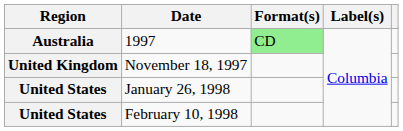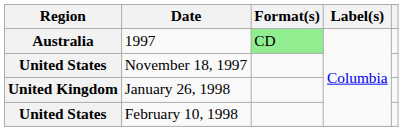(63, 65) United Kingdom -> (63, 65) United States
(63, 89) United States -> (63, 89) United Kingdom
